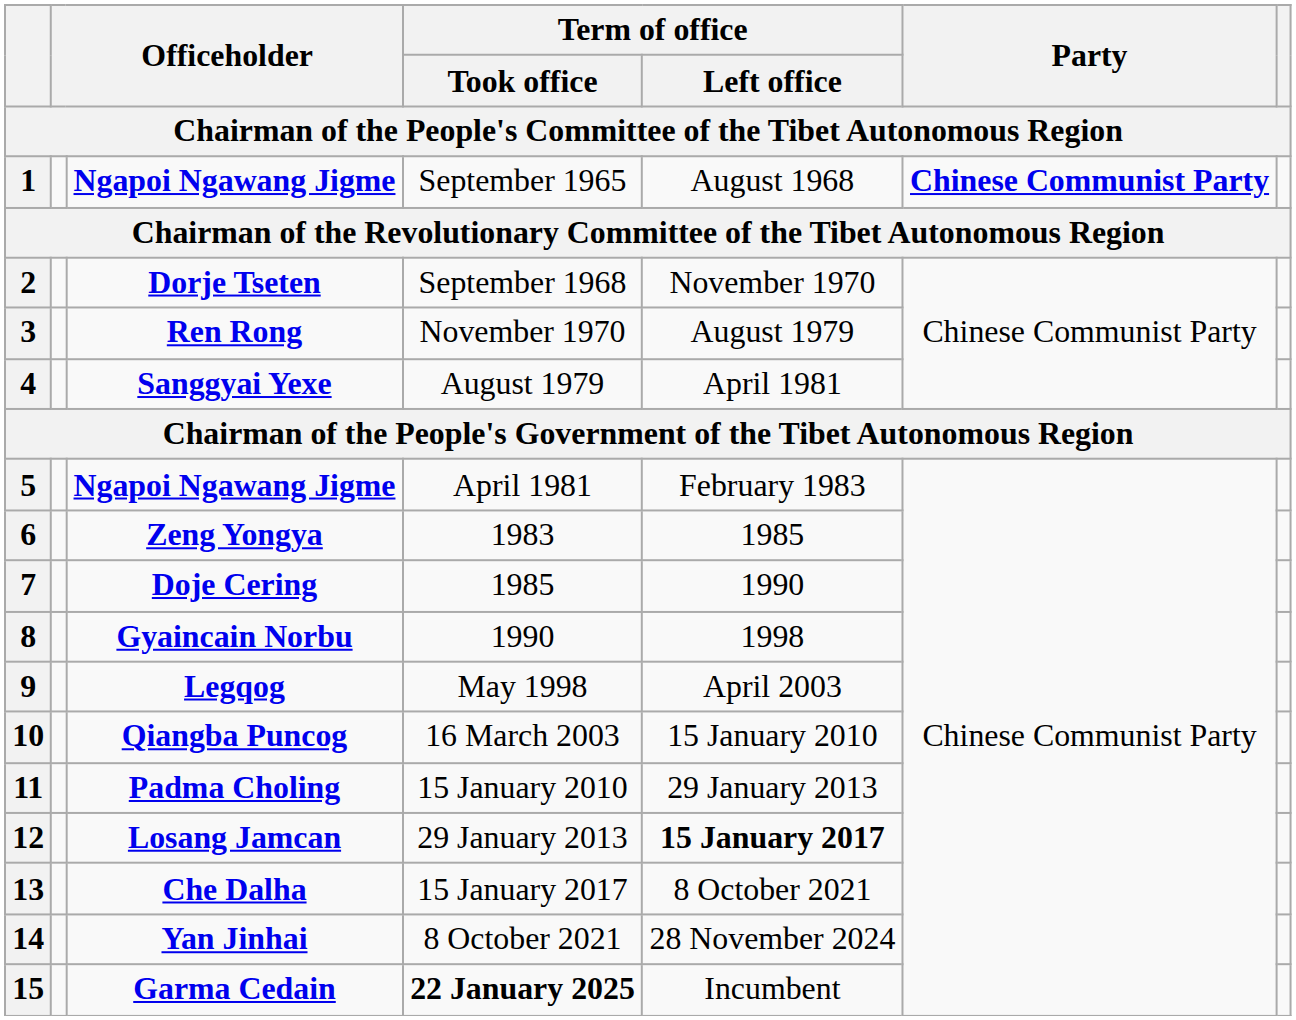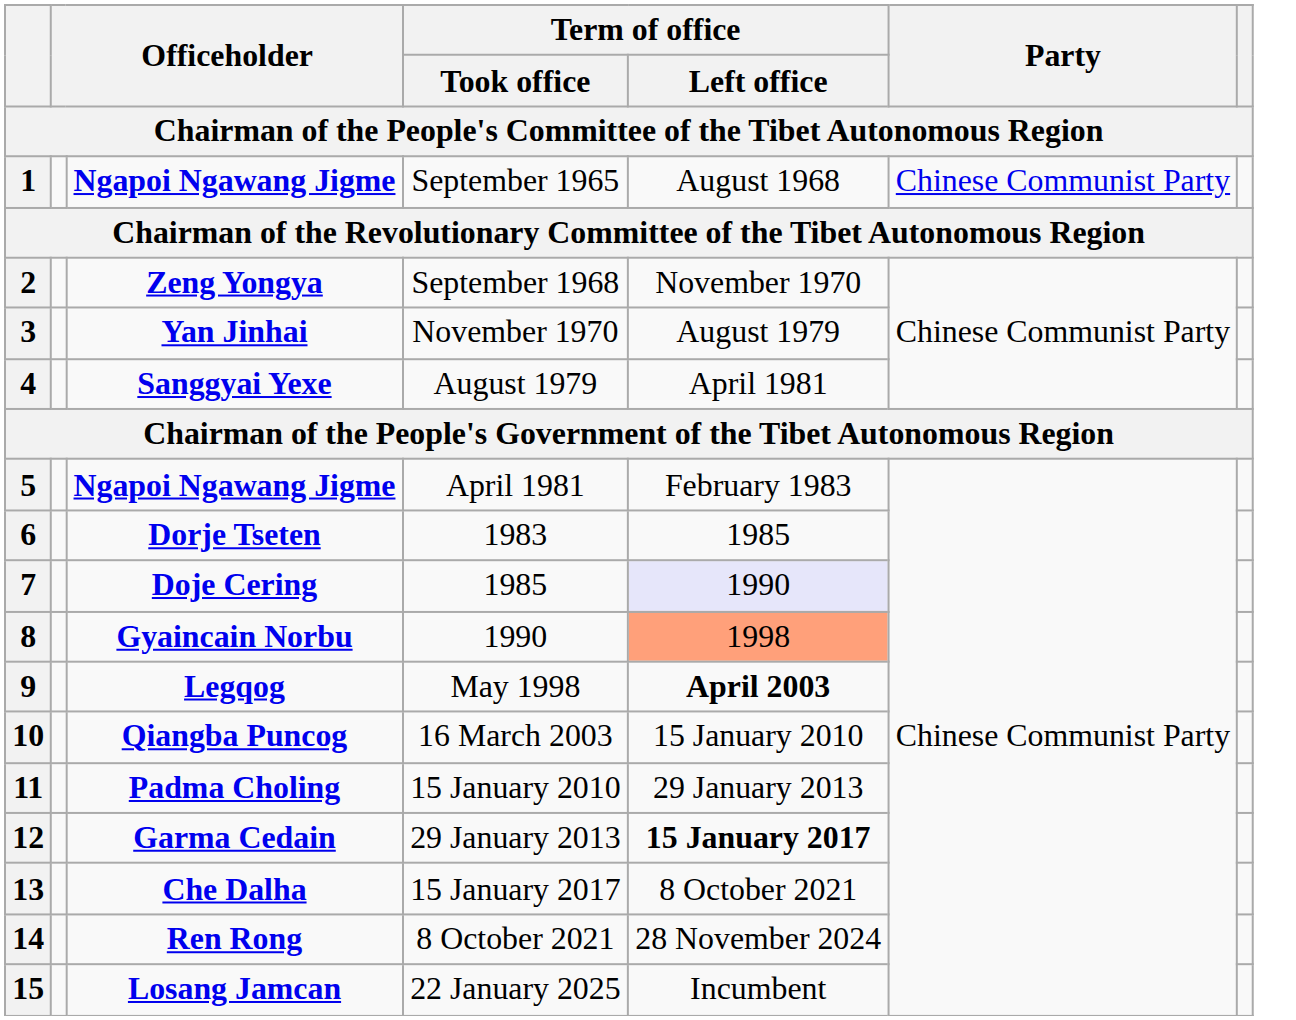(1090, 181) bold -> (1063, 181) normal
(234, 282) Dorje Tseten -> (234, 282) Zeng Yongya
(234, 332) Ren Rong -> (234, 332) Yan Jinhai
(234, 534) Zeng Yongya -> (234, 534) Dorje Tseten
(772, 585) no background -> (758, 585) lavender background
(772, 635) no background -> (758, 635) lightsalmon background
(772, 686) normal -> (758, 686) bold
(234, 837) Losang Jamcan -> (234, 837) Garma Cedain
(234, 938) Yan Jinhai -> (234, 938) Ren Rong
(234, 989) Garma Cedain -> (234, 989) Losang Jamcan
(522, 989) bold -> (515, 989) normal
